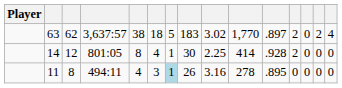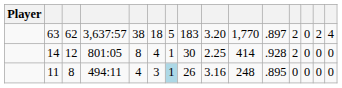(215, 33) 3.02 -> (215, 33) 3.20
(245, 72) 278 -> (245, 72) 248
